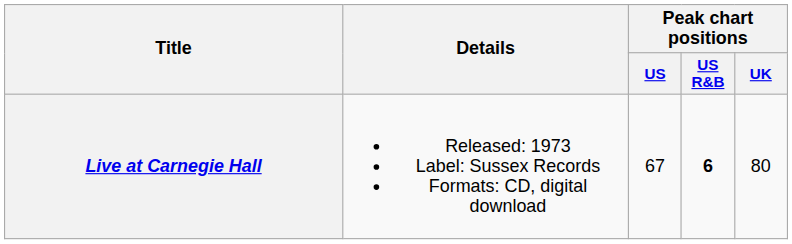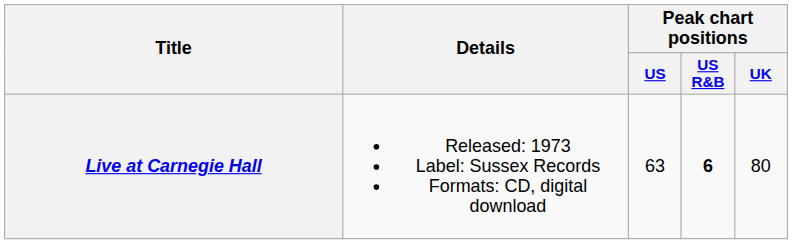(655, 166) 67 -> (655, 166) 63
